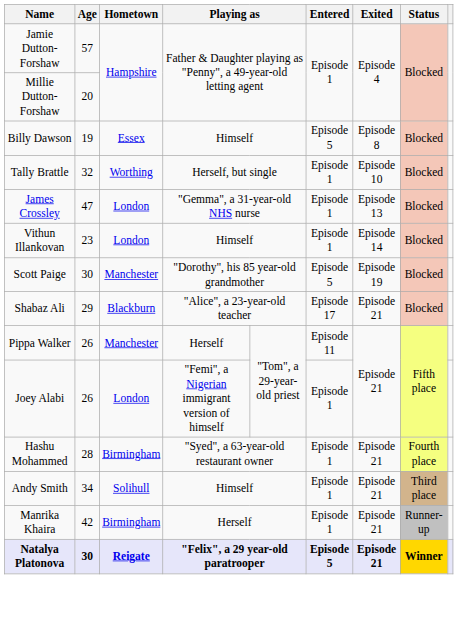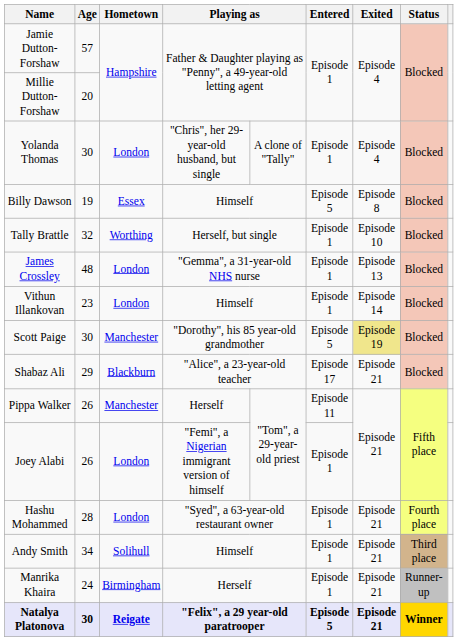+ row: (40, 152)
(87, 206) 47 -> (87, 269) 48
(377, 274) no background -> (377, 337) khaki background
(131, 454) Birmingham -> (131, 517) London
(87, 522) 42 -> (87, 585) 24
